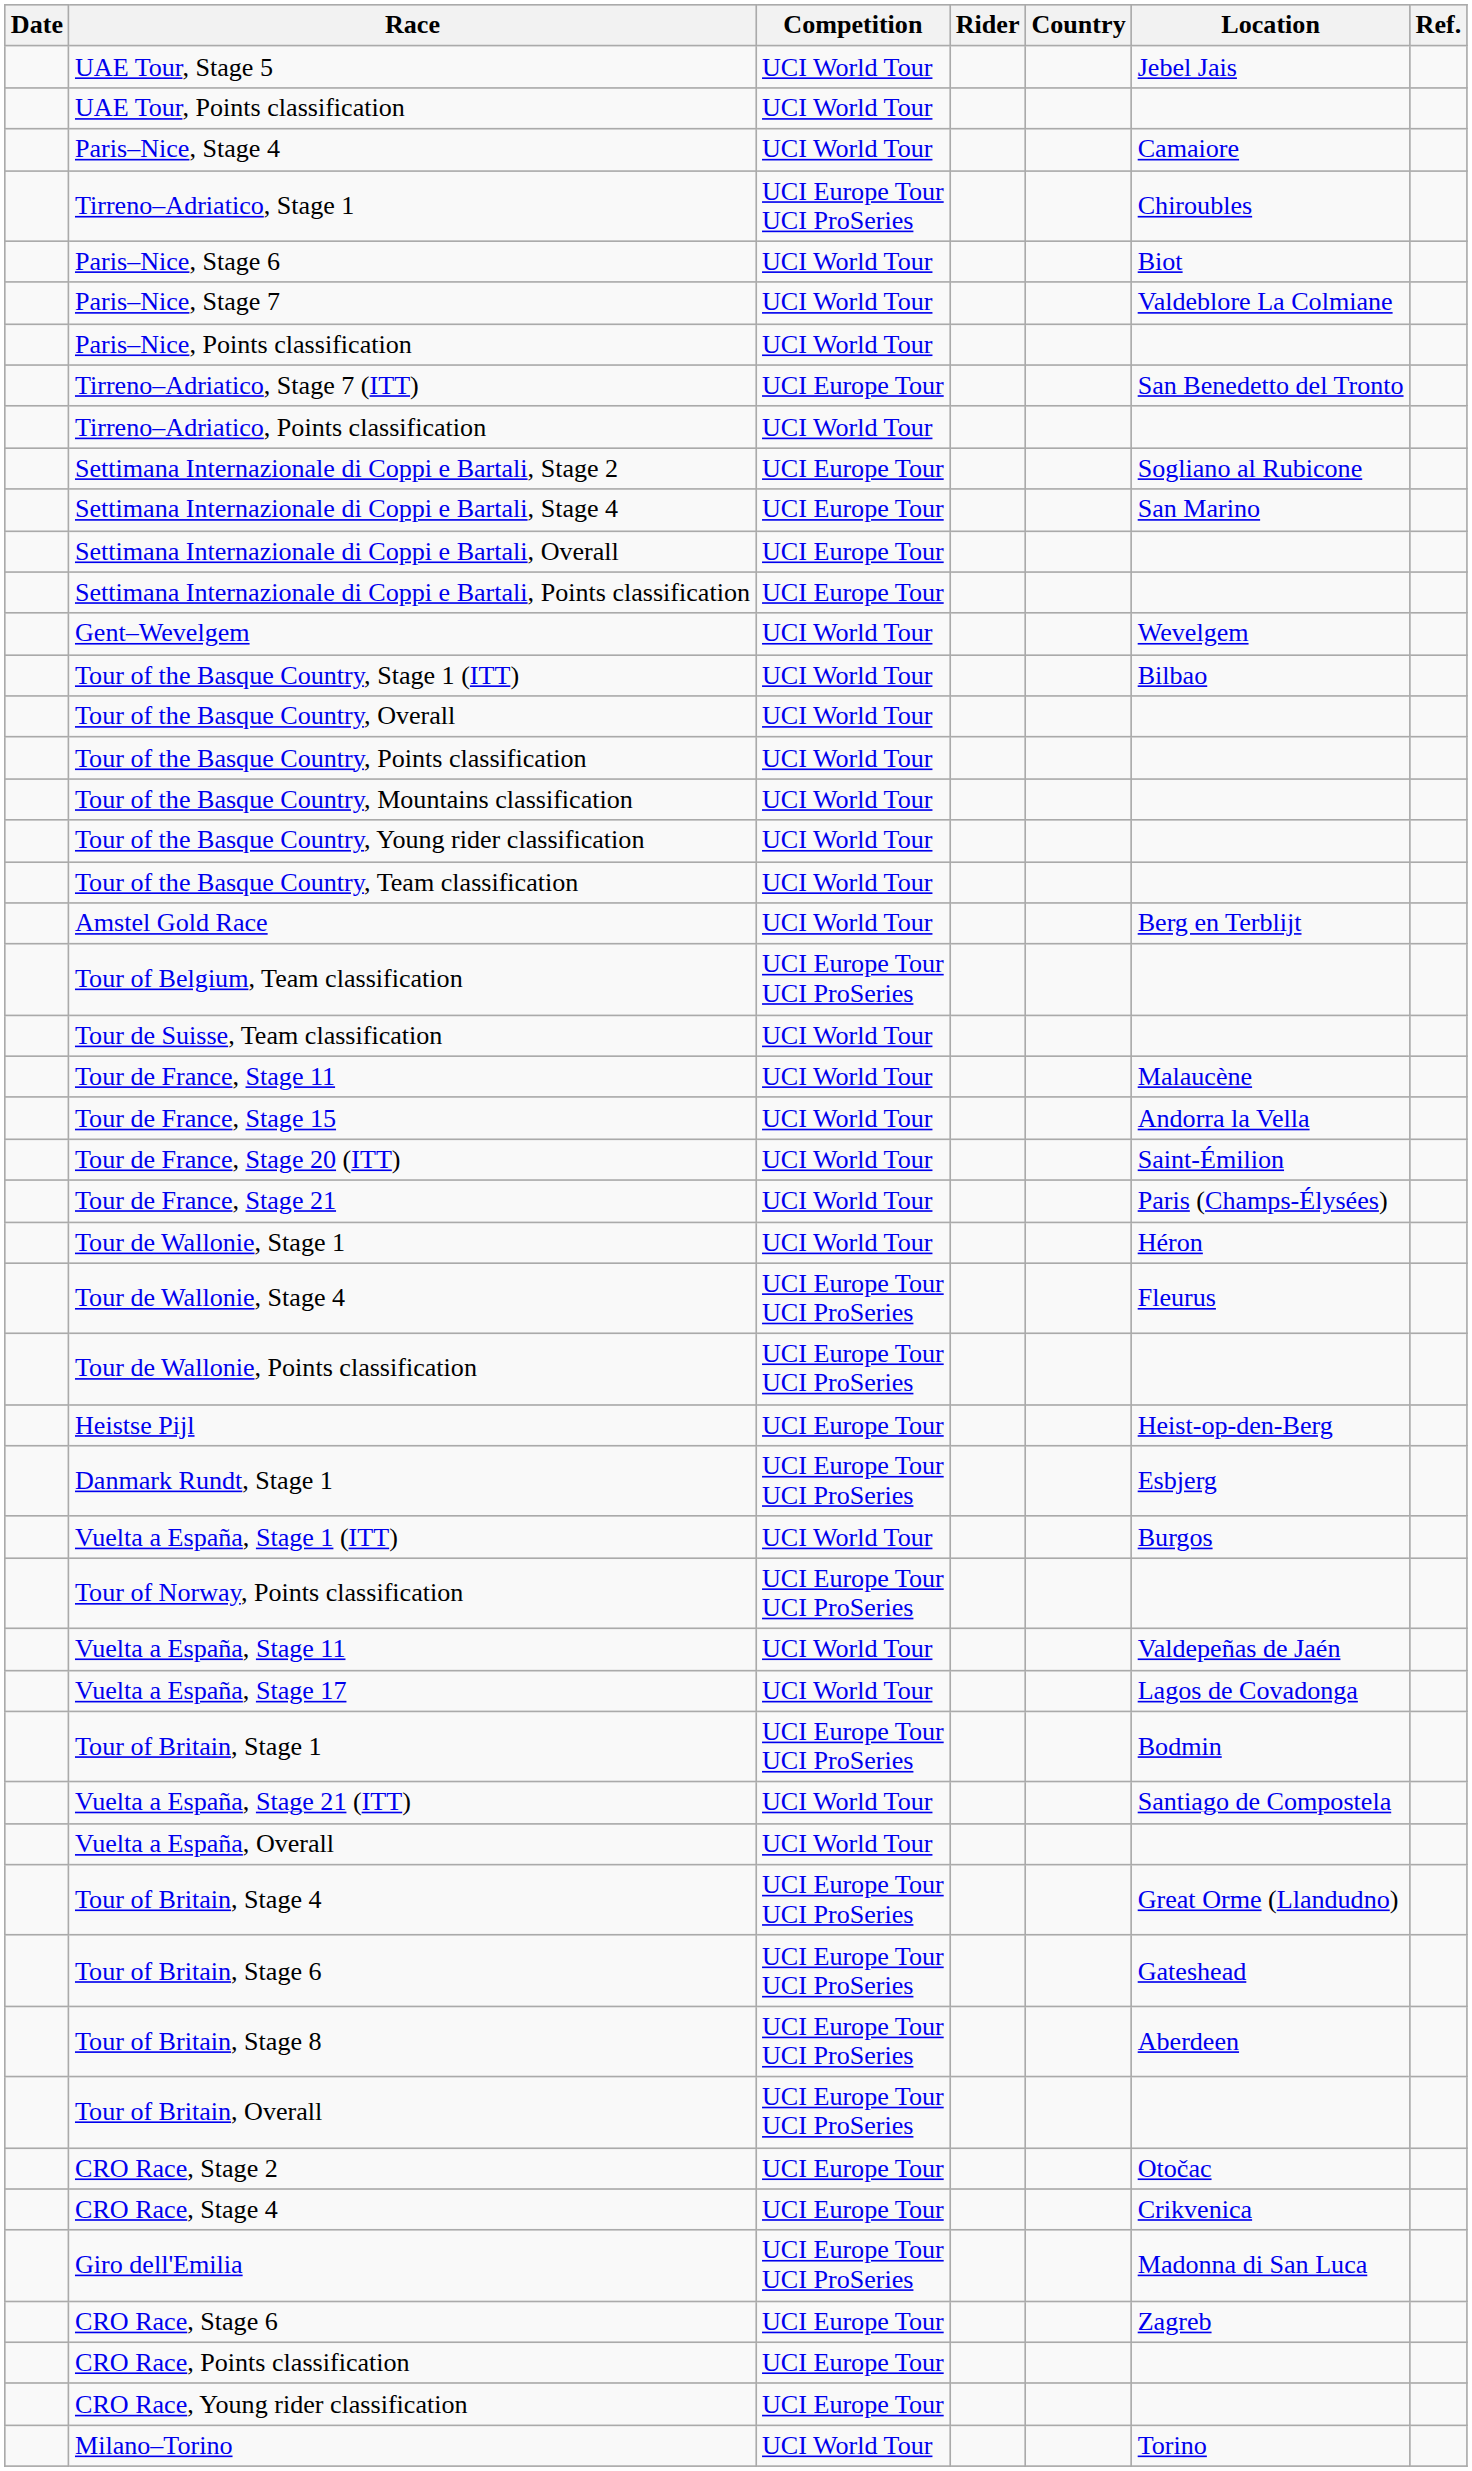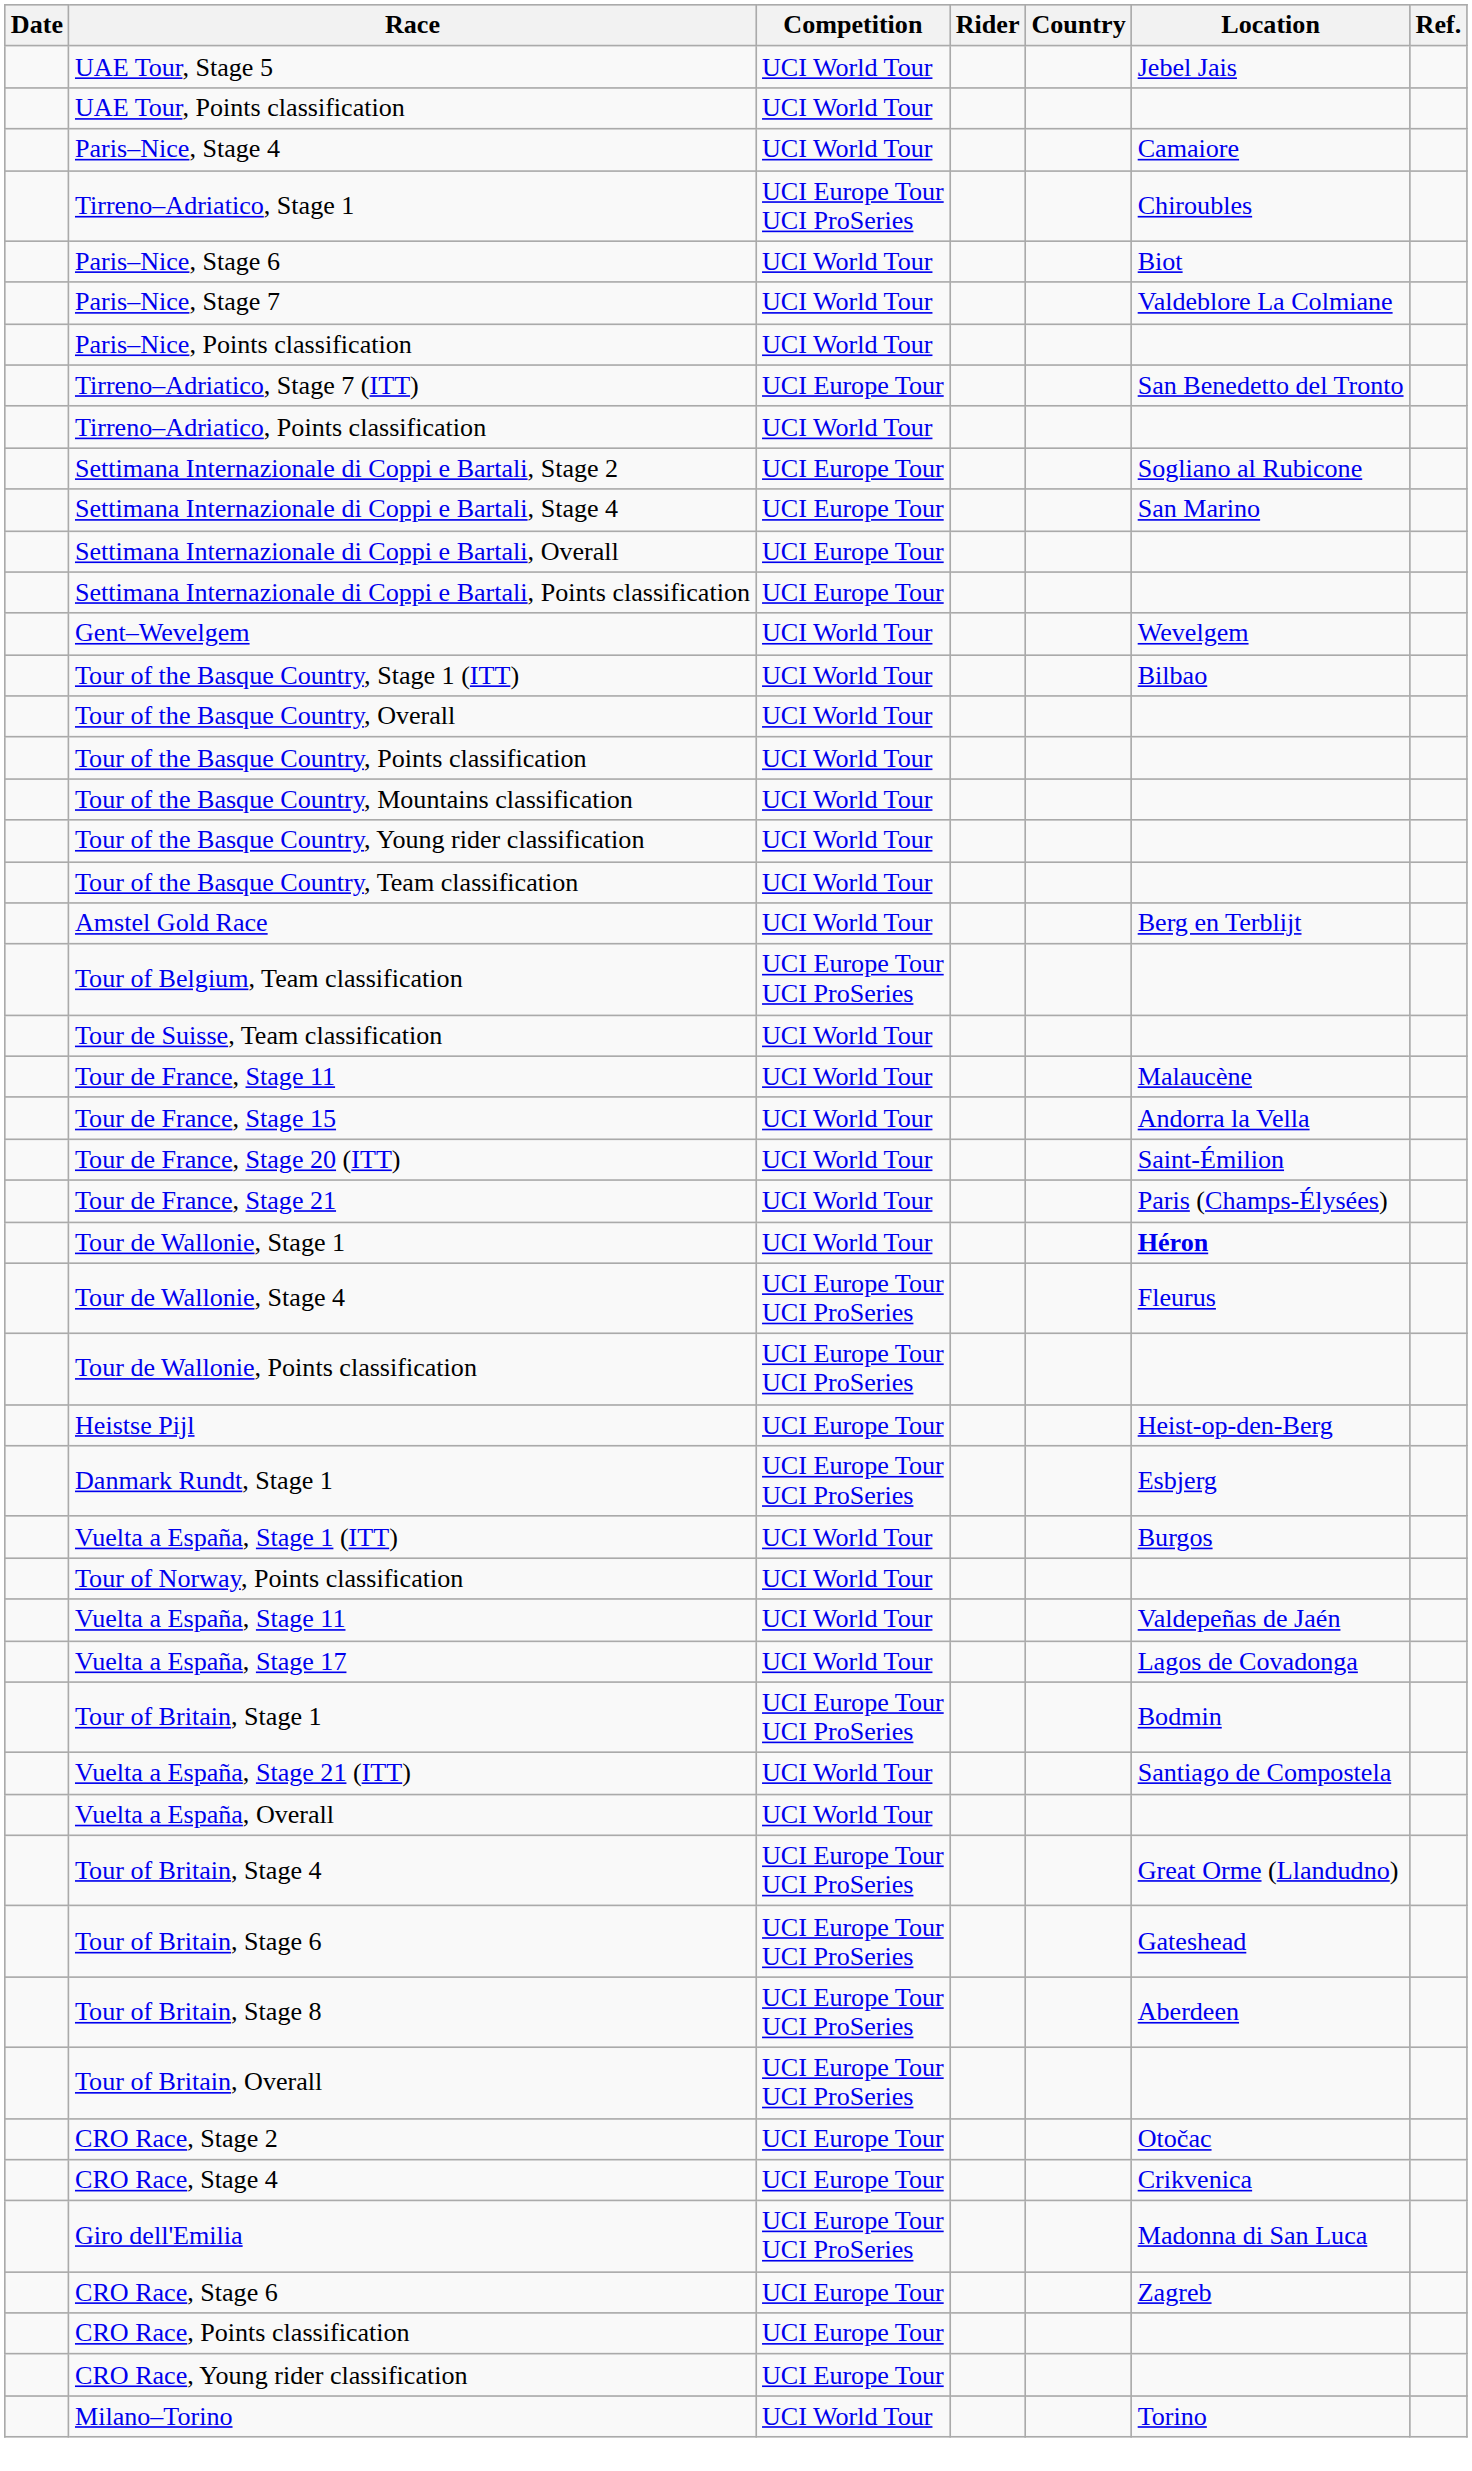(1170, 1241) normal -> (1173, 1241) bold
(853, 1592) UCI Europe Tour UCI ProSeries -> (847, 1578) UCI World Tour
